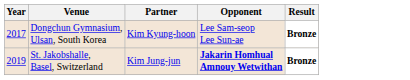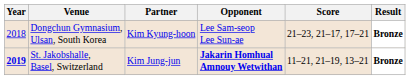+ column: (328, 12)
(16, 34) 2017 -> (16, 34) 2018
(16, 61) normal -> (16, 61) bold
